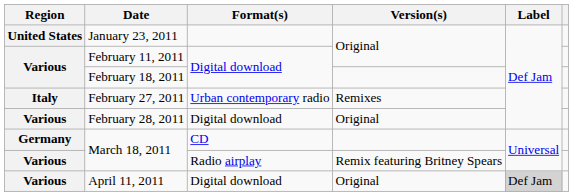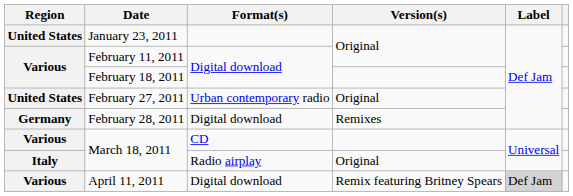(45, 98) Italy -> (45, 98) United States
(358, 98) Remixes -> (357, 98) Original
(45, 118) Various -> (45, 118) Germany
(357, 118) Original -> (358, 118) Remixes
(45, 139) Germany -> (45, 139) Various
(45, 160) Various -> (45, 160) Italy
(419, 160) Remix featuring Britney Spears -> (357, 160) Original
(357, 181) Original -> (419, 181) Remix featuring Britney Spears
